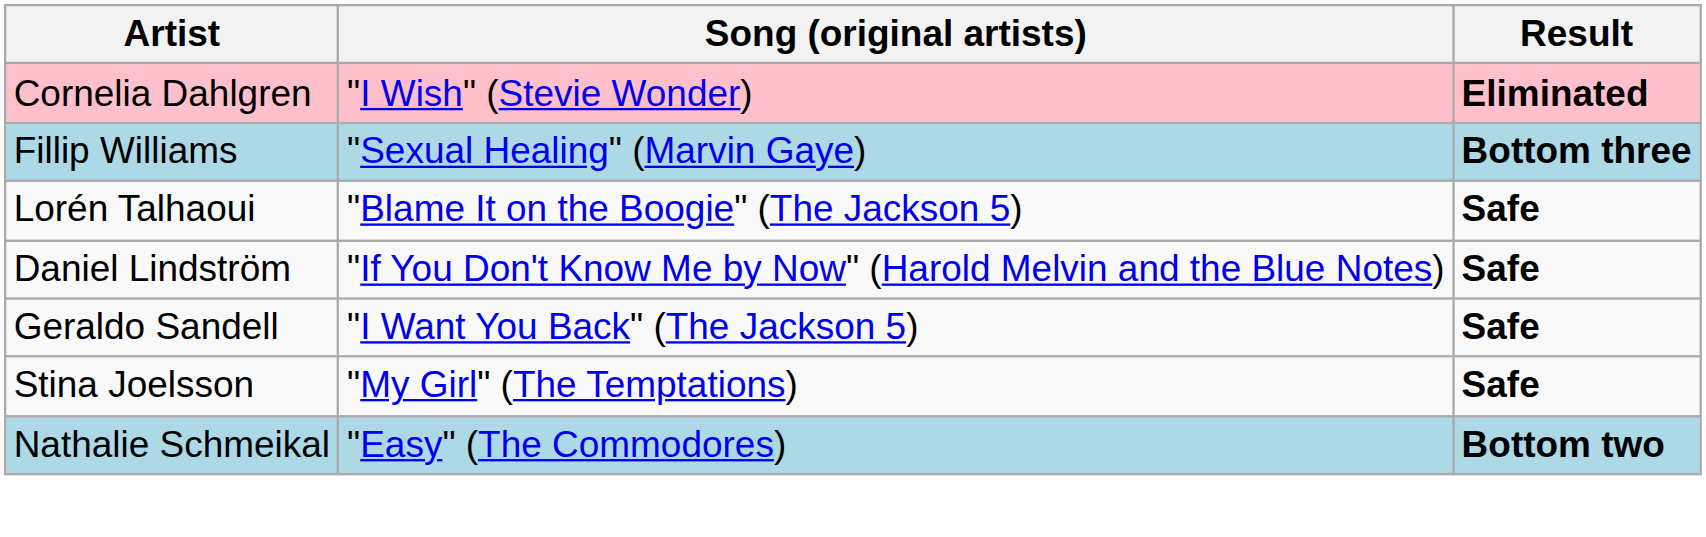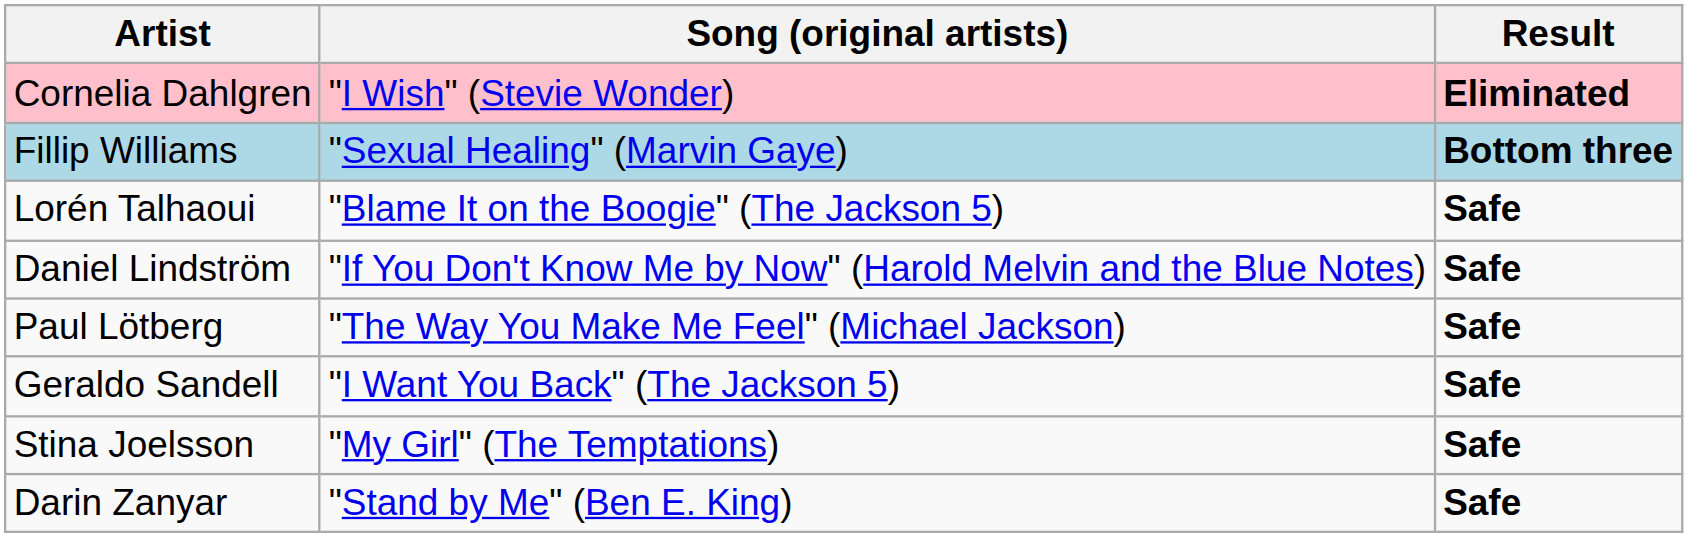+ row: (118, 326)
+ row: (120, 502)
- row: (172, 444)
